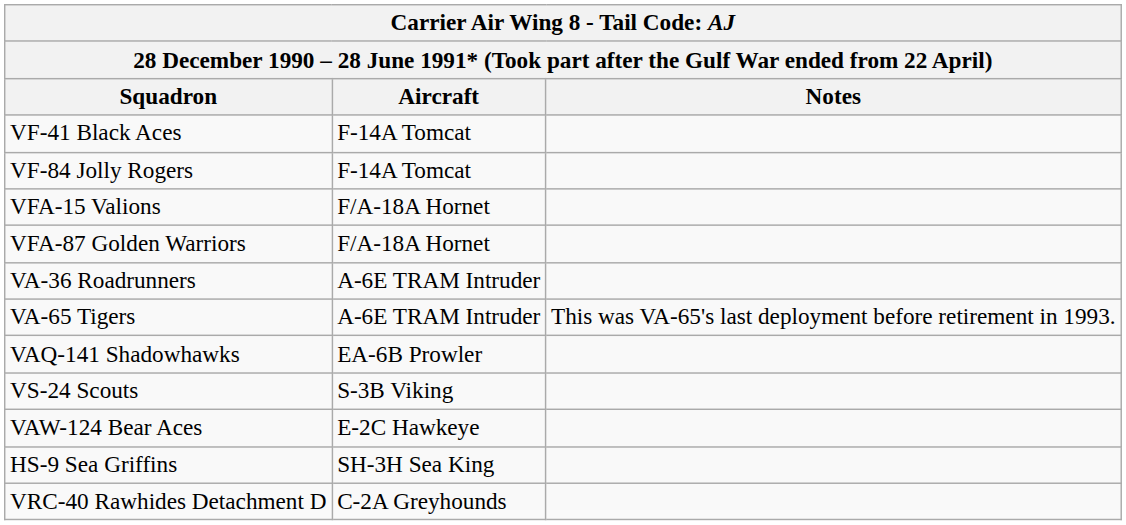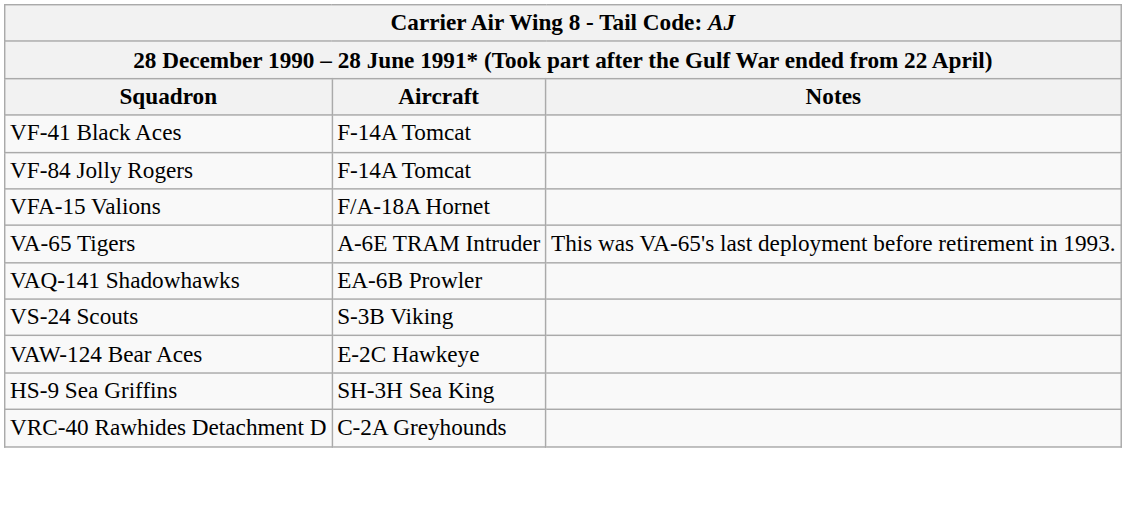- row: (128, 243)
- row: (103, 280)
